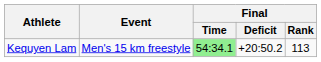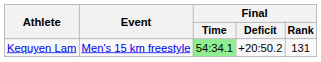(301, 48) 113 -> (301, 48) 131
